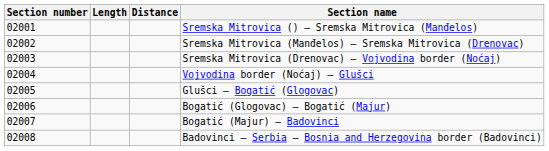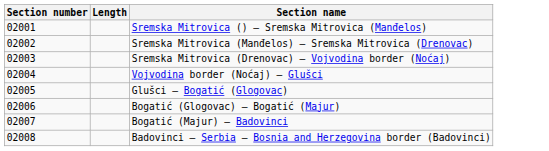- column: (155, 12)
